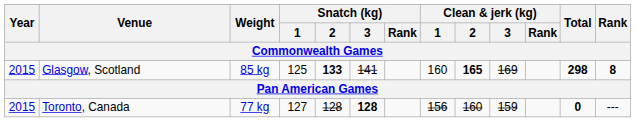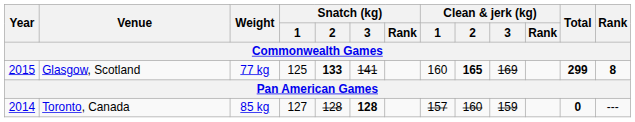(255, 70) 85 kg -> (255, 70) 77 kg
(578, 70) 298 -> (578, 70) 299
(22, 107) 2015 -> (22, 107) 2014
(255, 107) 77 kg -> (255, 107) 85 kg
(437, 107) 156 -> (437, 107) 157
